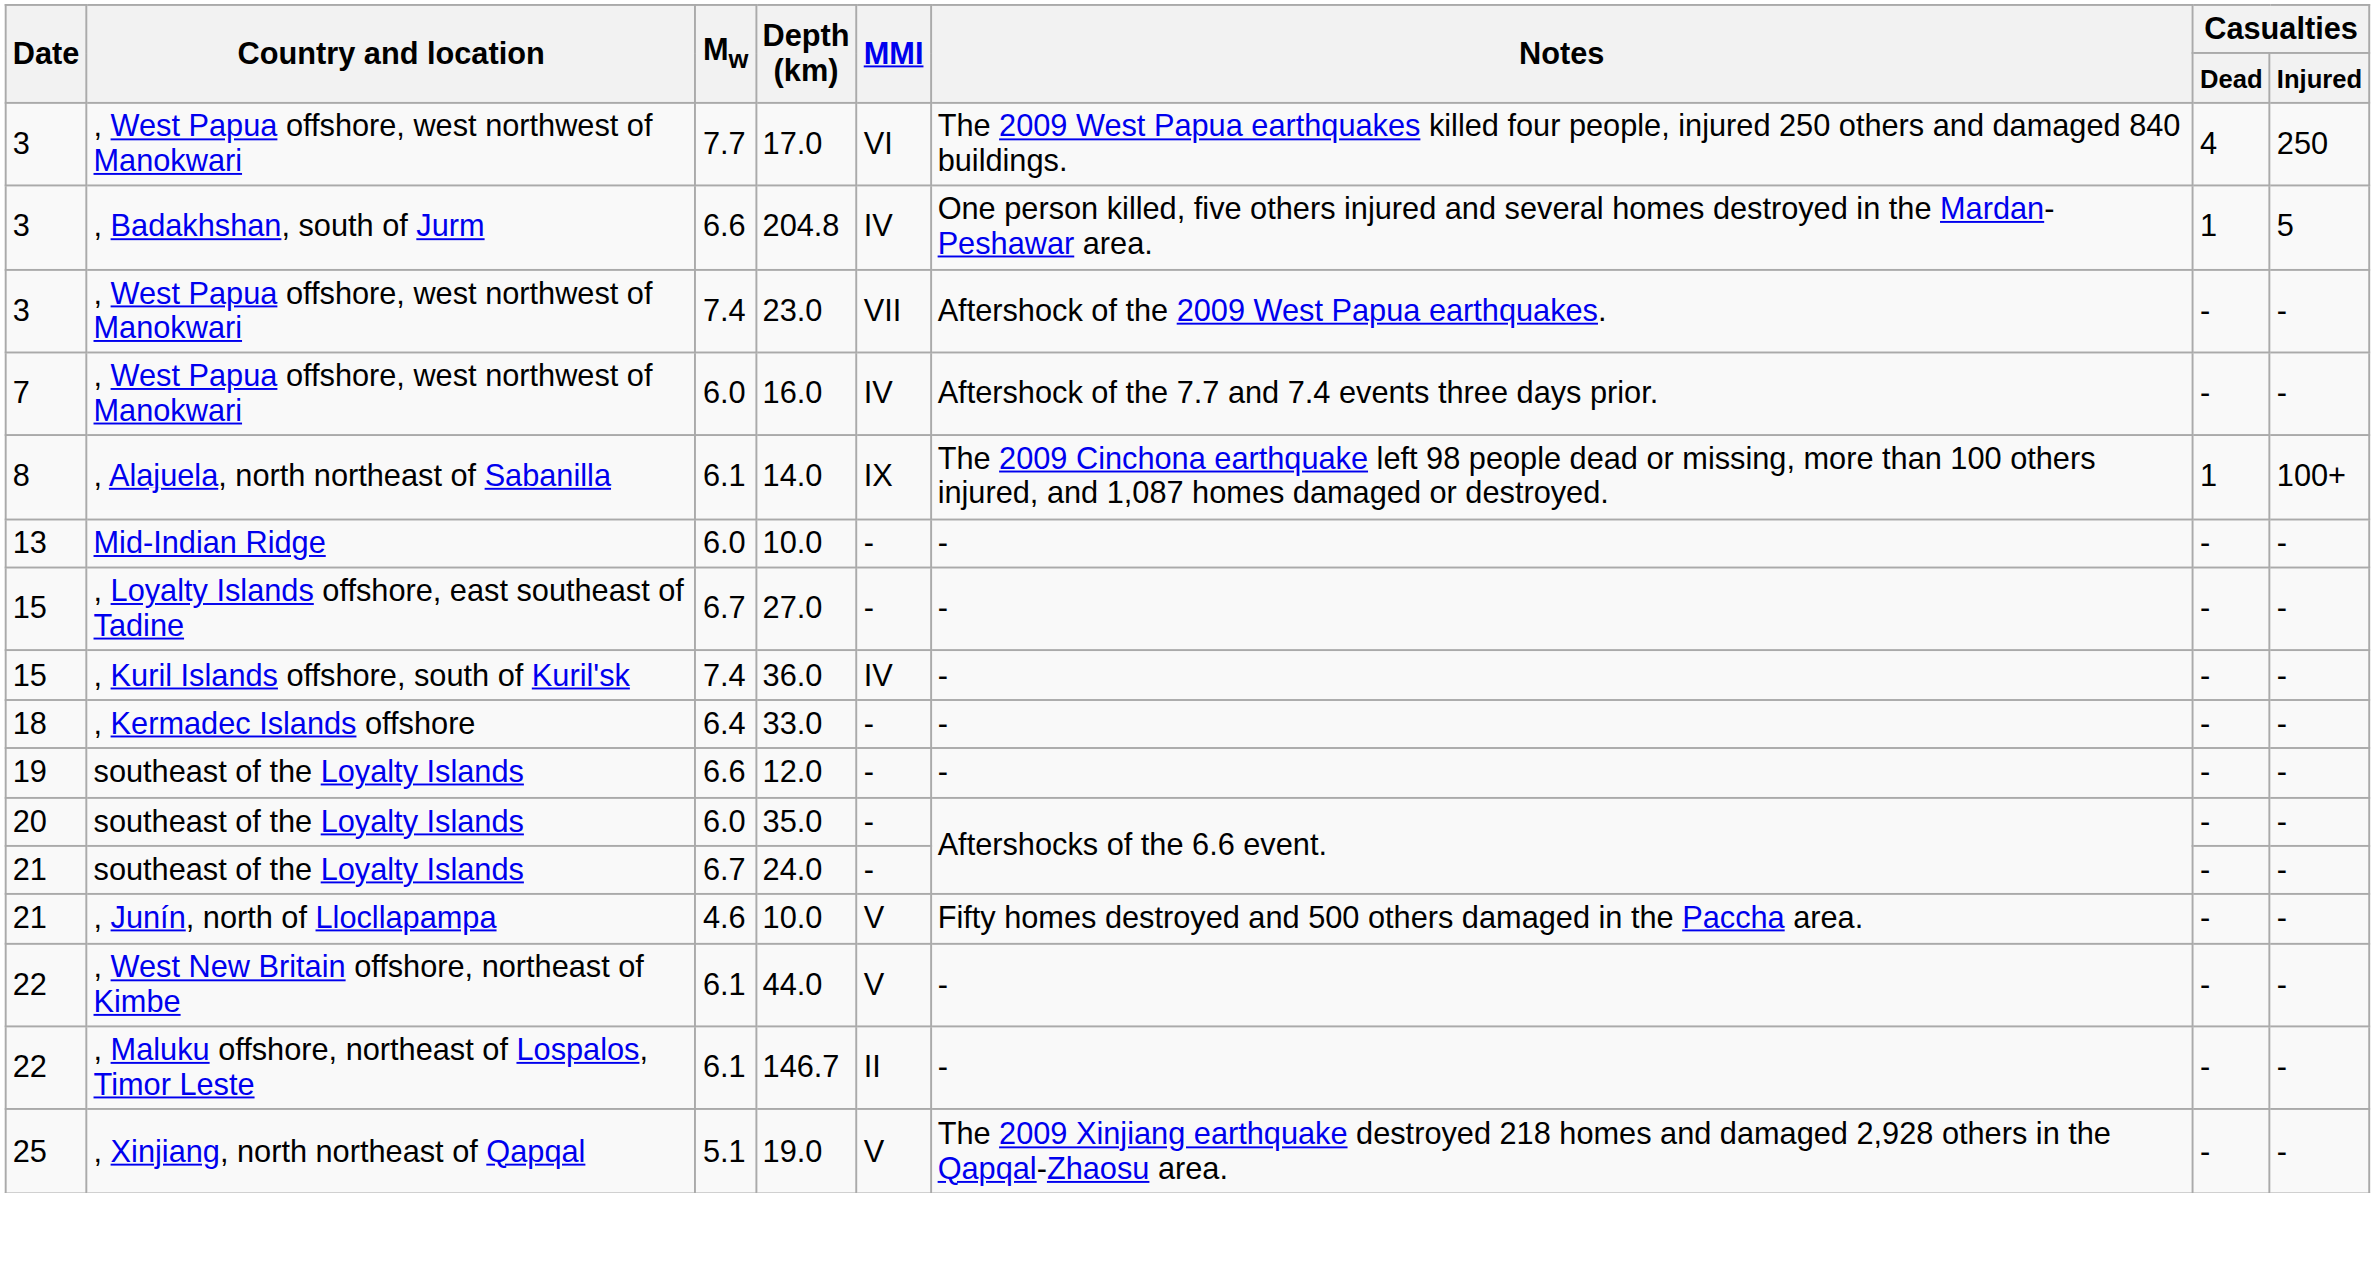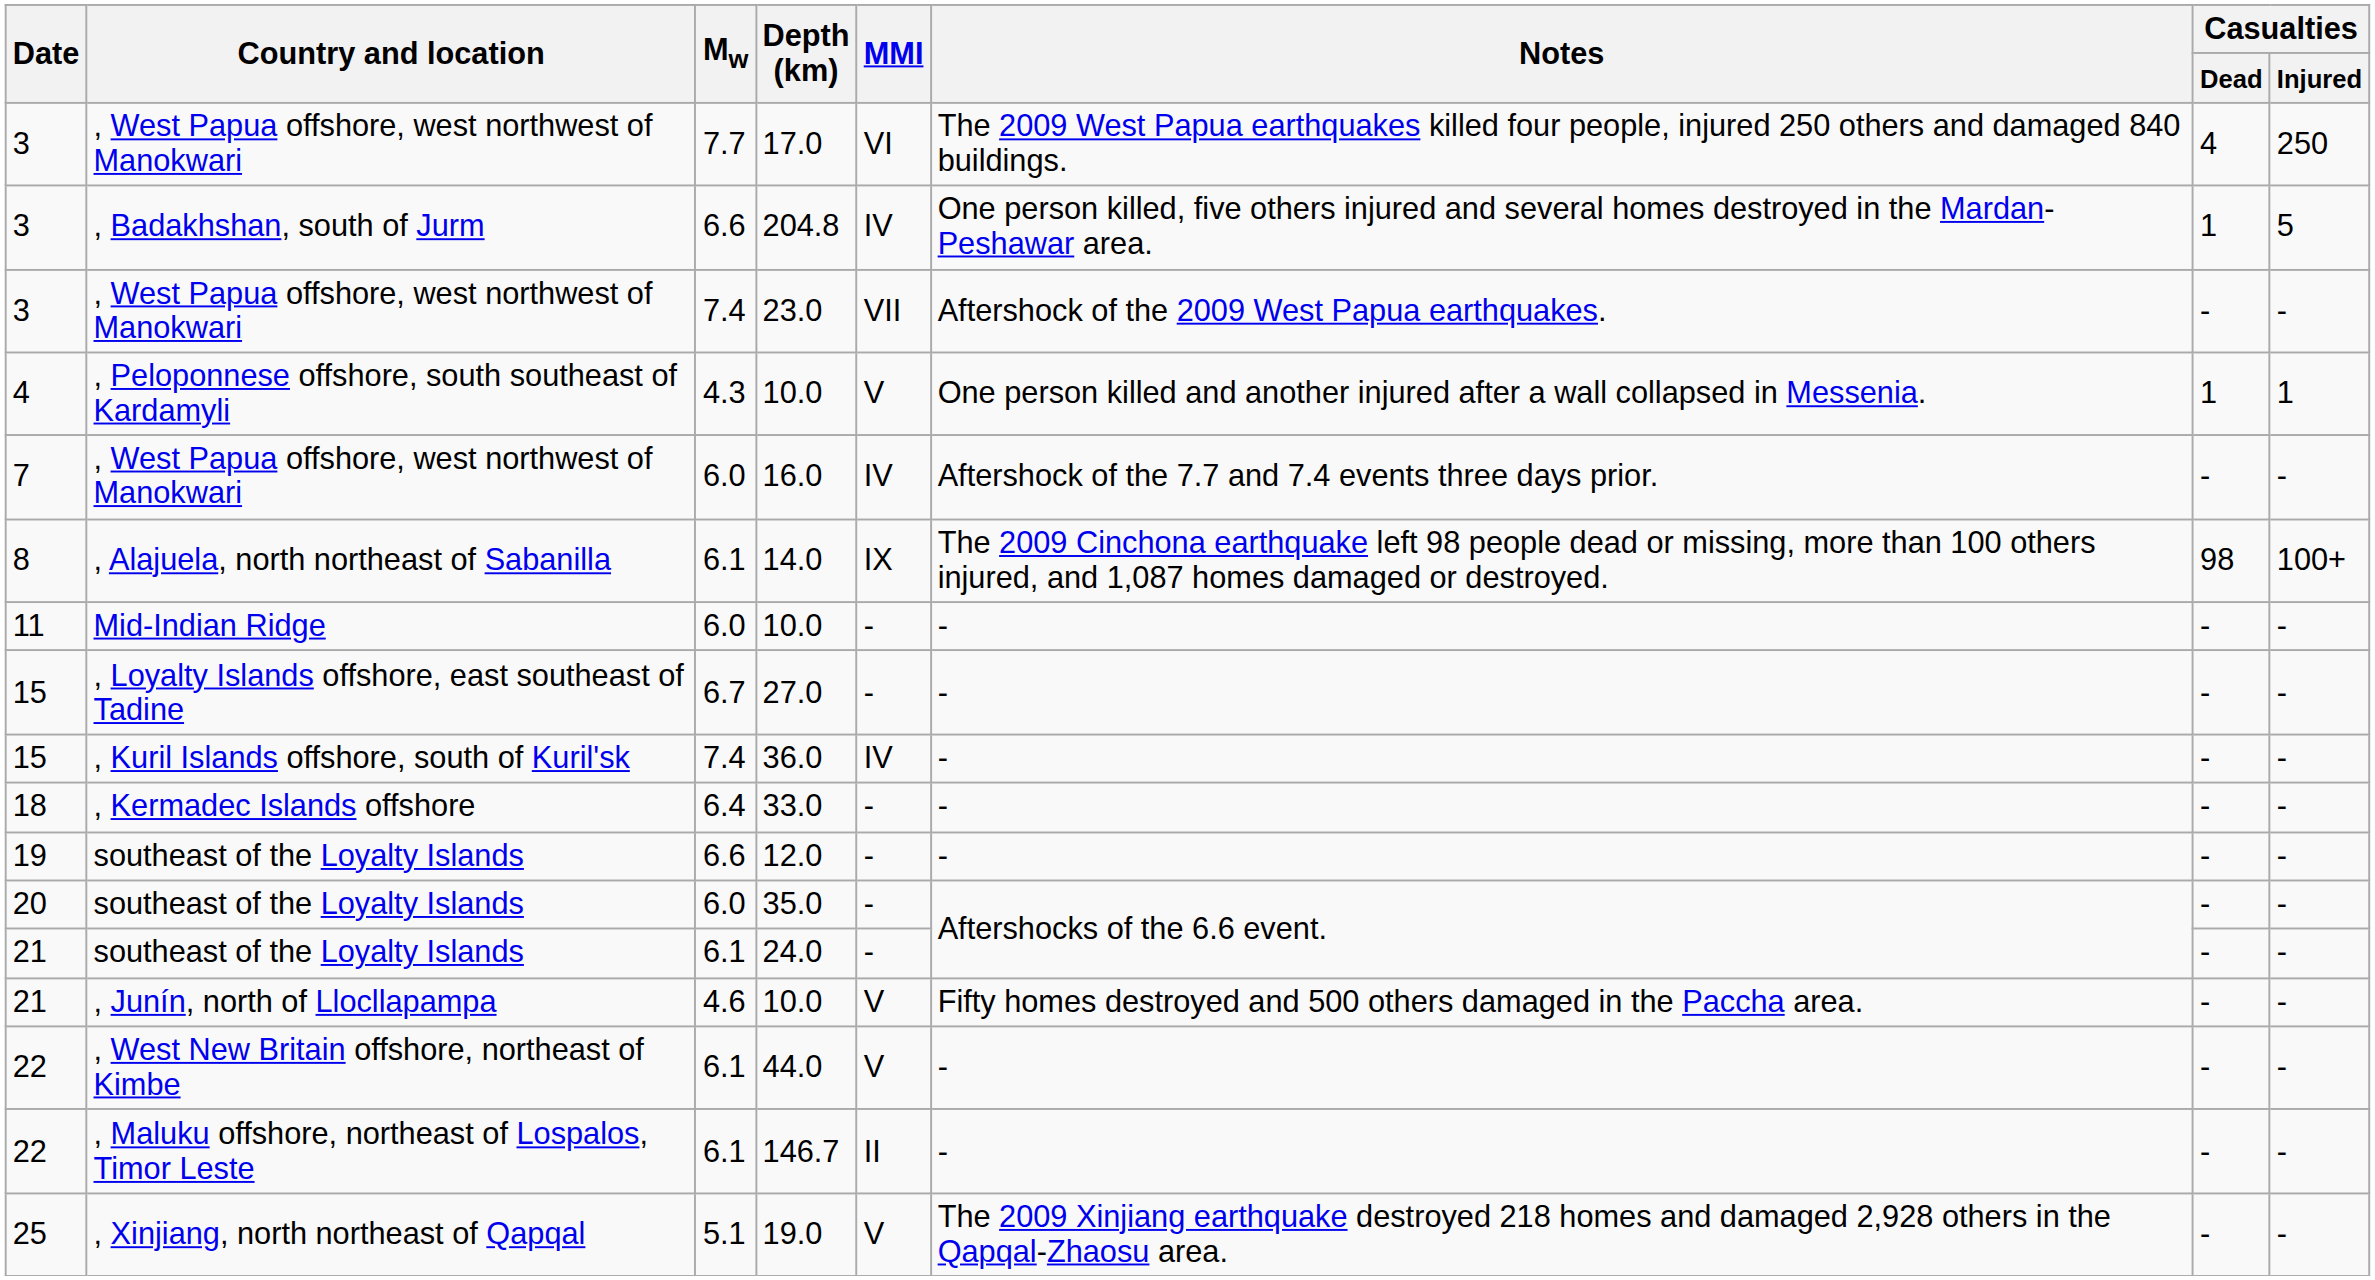+ row: (385, 393)
(2209, 476) 1 -> (2217, 559) 98
(30, 542) 13 -> (29, 625) 11
(724, 869) 6.7 -> (724, 952) 6.1
